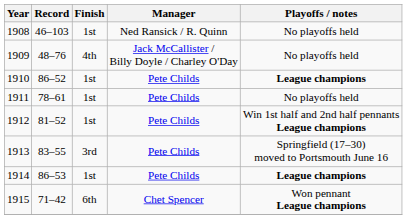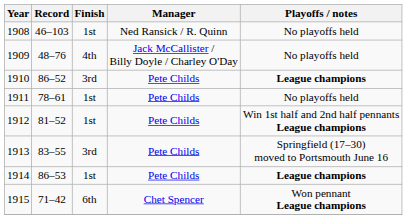(89, 79) 1st -> (89, 79) 3rd
